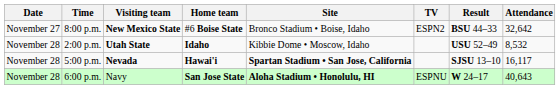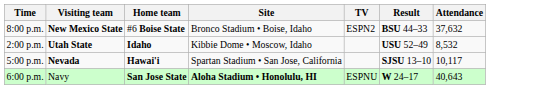- column: (33, 12)
(519, 28) 32,642 -> (449, 28) 37,632
(330, 60) bold -> (266, 60) normal
(518, 60) 16,117 -> (449, 60) 10,117
